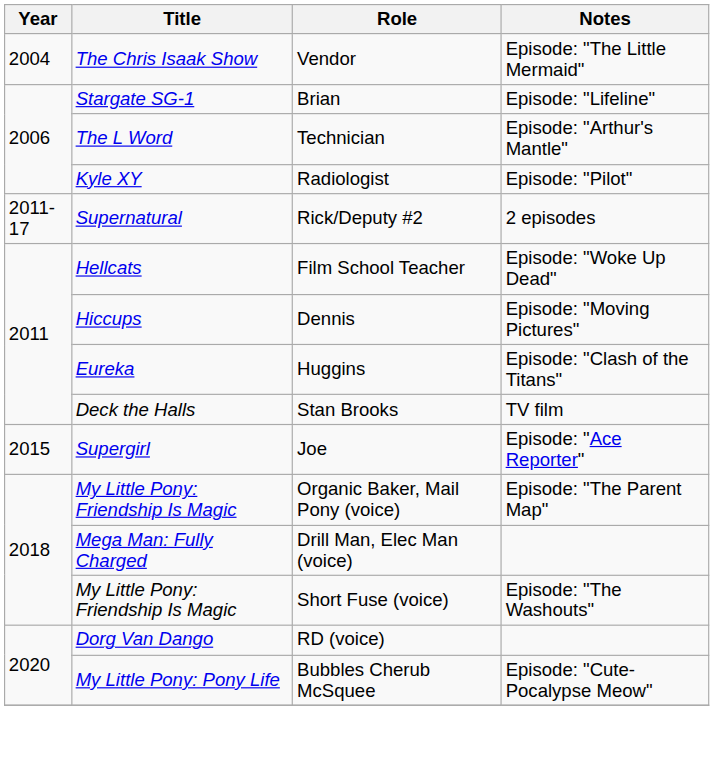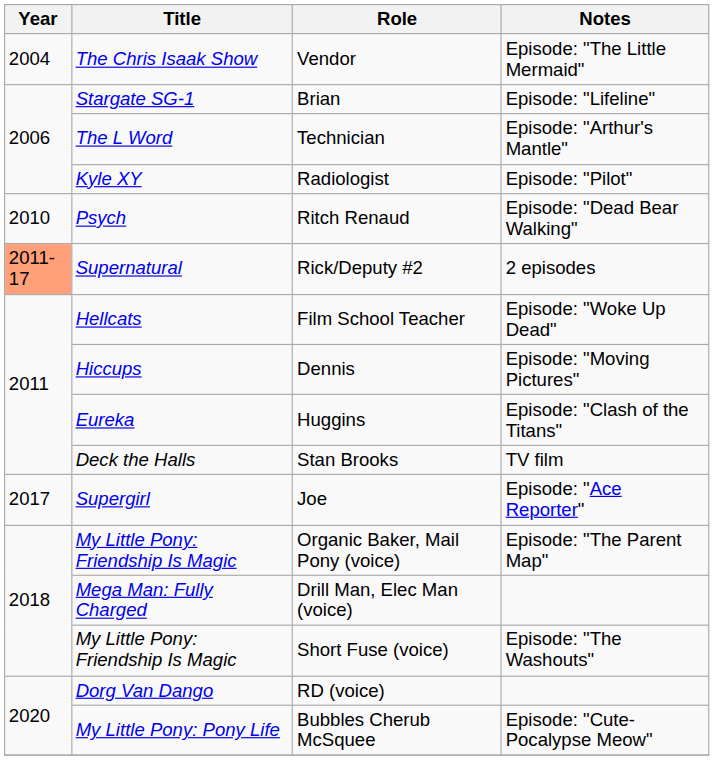+ row: (353, 218)
(32, 218) no background -> (32, 268) lightsalmon background
(30, 449) 2015 -> (30, 499) 2017
